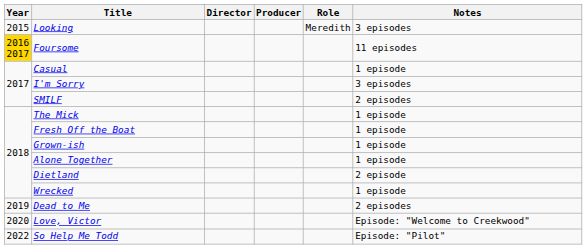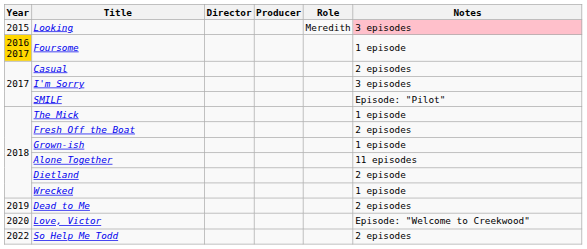(383, 27) no background -> (383, 27) pink background
(386, 48) 11 episodes -> (381, 48) 1 episode
(381, 69) 1 episode -> (383, 69) 2 episodes
(383, 99) 2 episodes -> (400, 99) Episode: "Pilot"
(381, 130) 1 episode -> (383, 130) 2 episodes
(381, 160) 1 episode -> (386, 160) 11 episodes
(400, 236) Episode: "Pilot" -> (383, 236) 2 episodes
